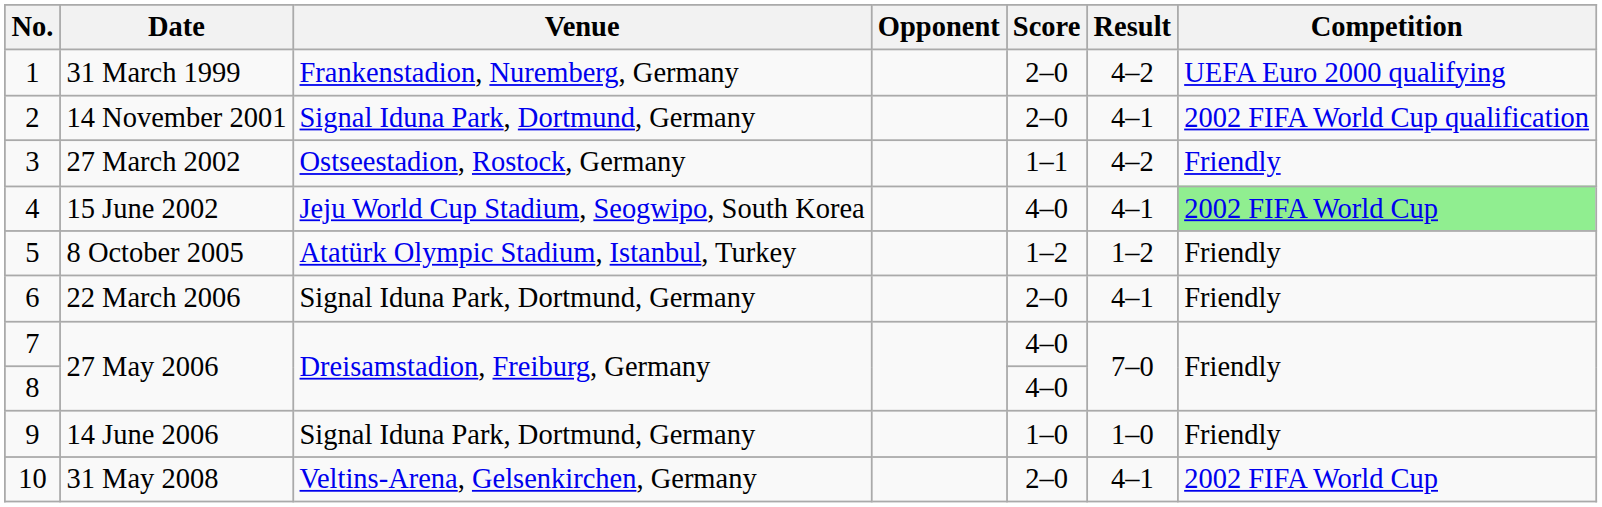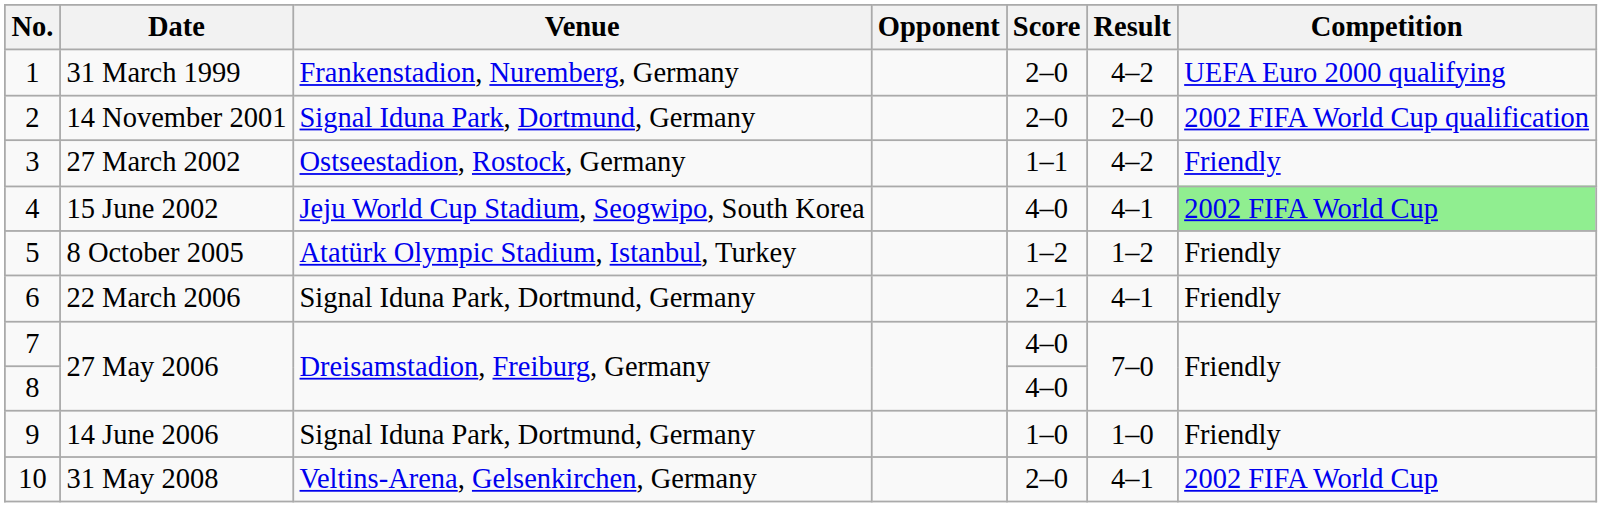(1132, 117) 4–1 -> (1132, 117) 2–0
(1047, 298) 2–0 -> (1047, 298) 2–1
